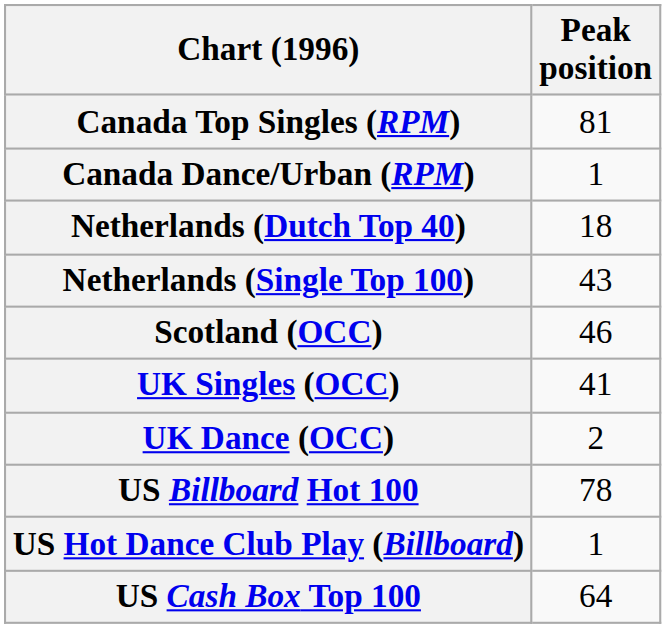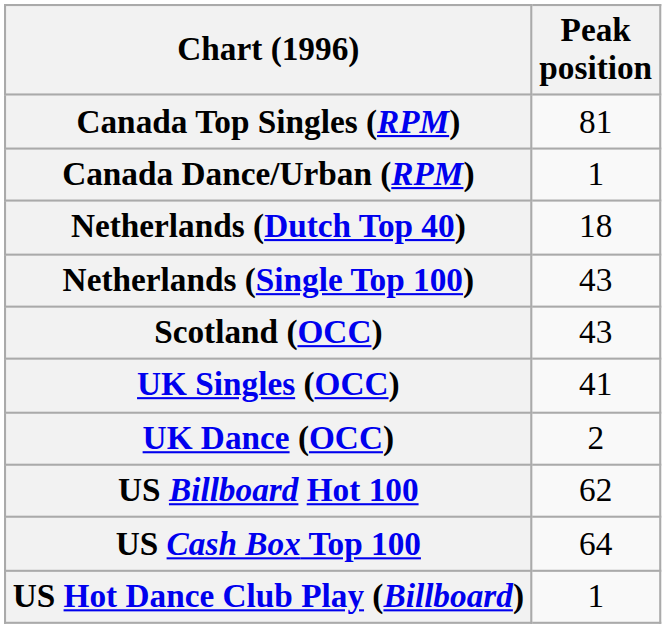(596, 332) 46 -> (596, 332) 43
(596, 490) 78 -> (596, 490) 62
rows swapped: (268, 543) <-> (268, 596)
